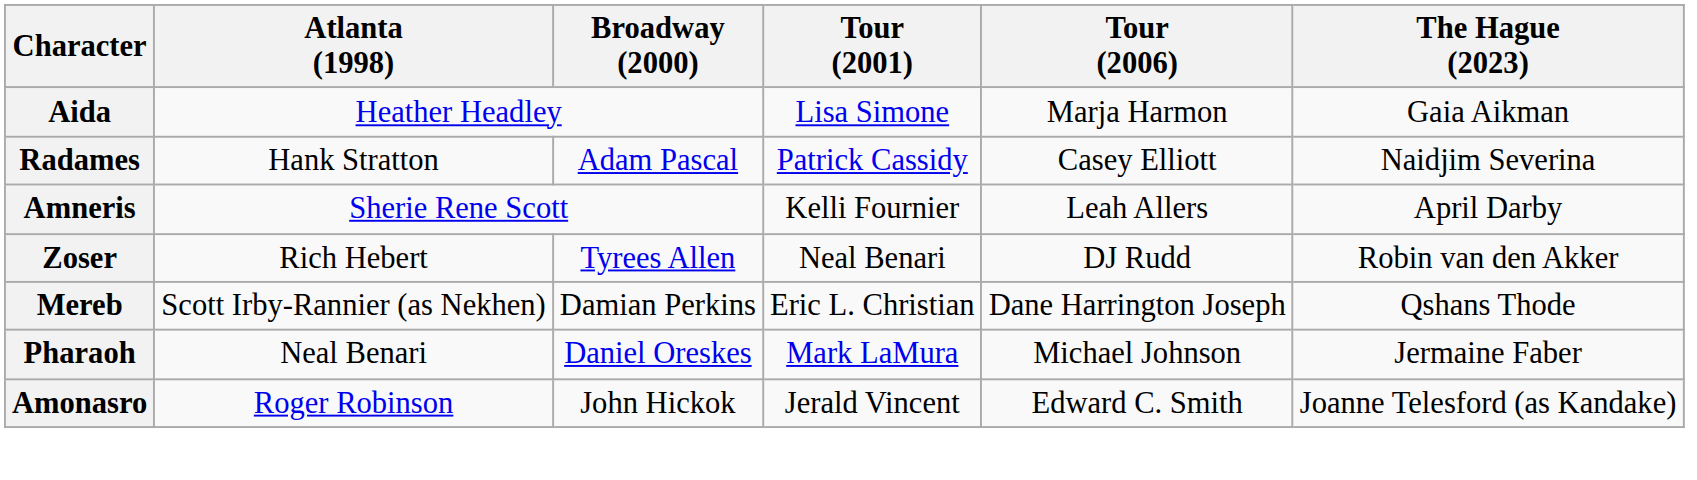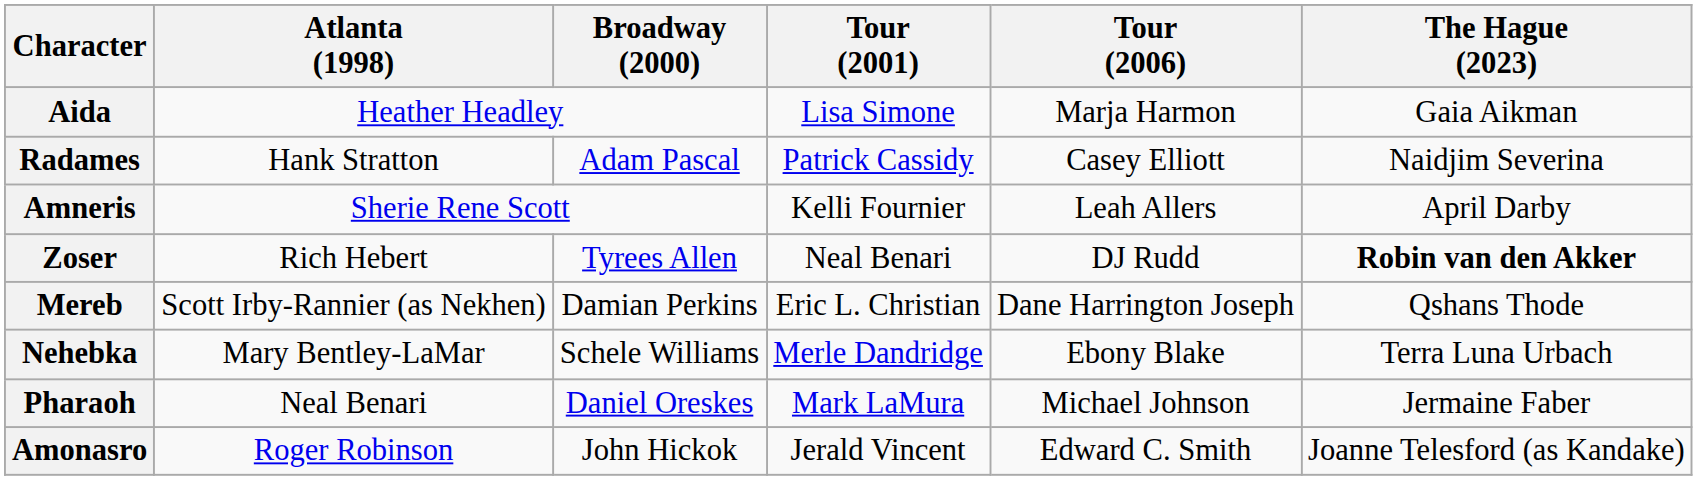(1488, 256) normal -> (1496, 256) bold
+ row: (80, 353)
